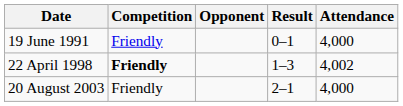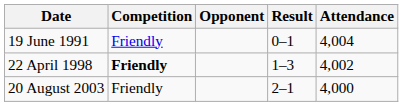(337, 40) 4,000 -> (337, 40) 4,004
